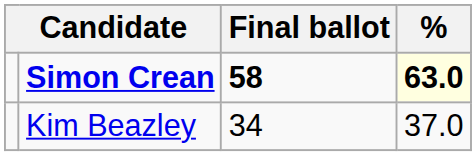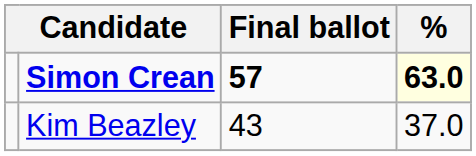(246, 77) 58 -> (246, 77) 57
(246, 125) 34 -> (246, 125) 43
